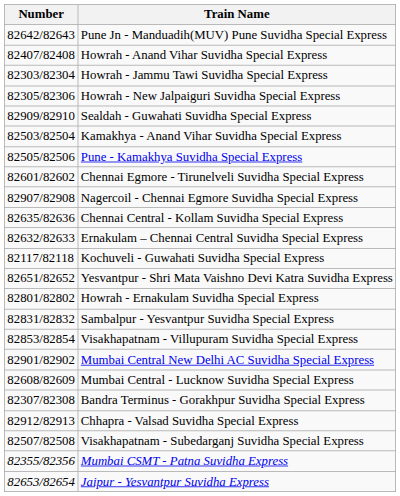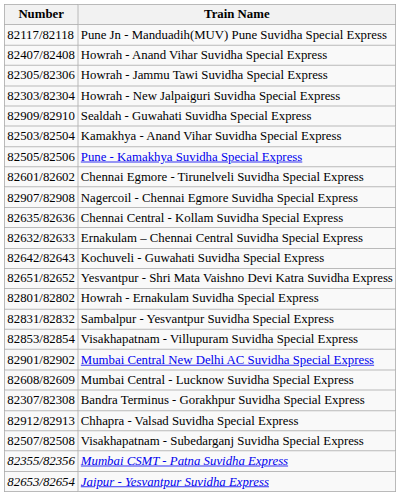(41, 34) 82642/82643 -> (41, 34) 82117/82118
(41, 75) 82303/82304 -> (41, 75) 82305/82306
(41, 95) 82305/82306 -> (41, 95) 82303/82304
(41, 258) 82117/82118 -> (41, 258) 82642/82643
